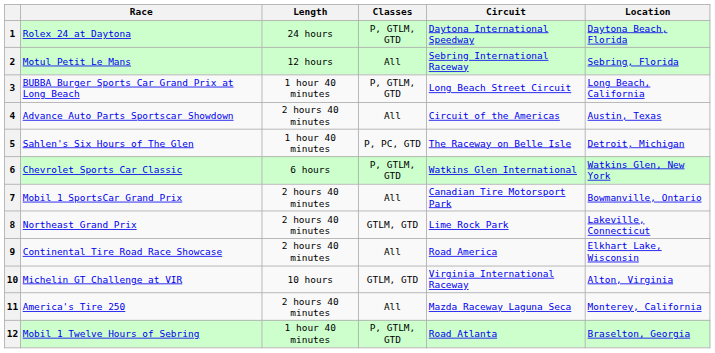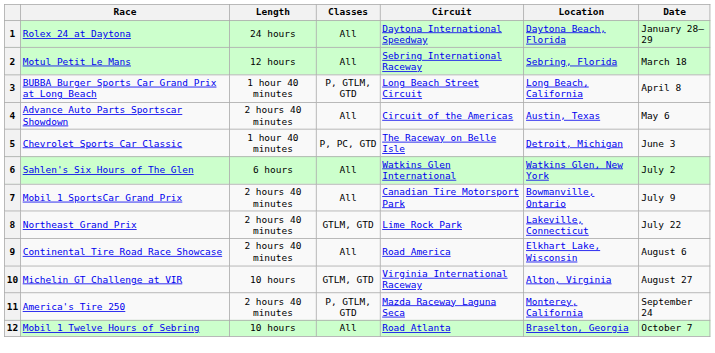+ column: (675, 12)
(392, 34) P, GTLM, GTD -> (348, 34) All
(108, 143) Sahlen's Six Hours of The Glen -> (102, 143) Chevrolet Sports Car Classic
(102, 170) Chevrolet Sports Car Classic -> (108, 170) Sahlen's Six Hours of The Glen
(392, 170) P, GTLM, GTD -> (348, 170) All
(392, 306) All -> (348, 306) P, GTLM, GTD
(310, 334) 1 hour 40 minutes -> (273, 328) 10 hours
(392, 334) P, GTLM, GTD -> (348, 328) All
